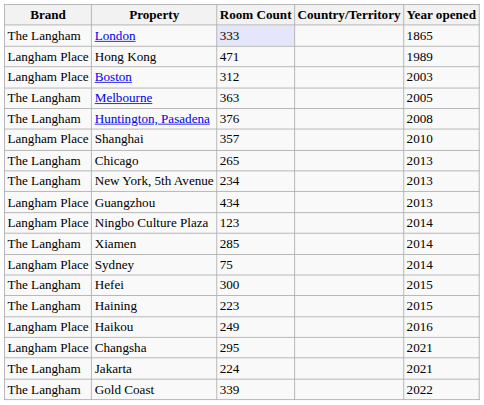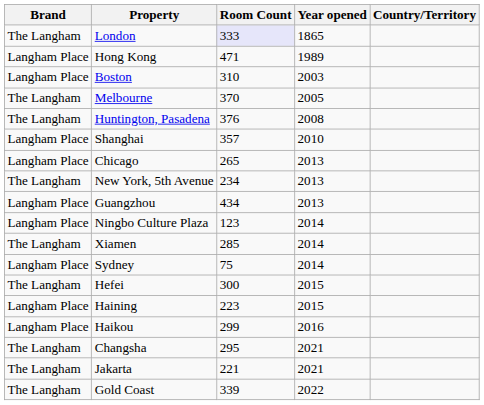columns swapped: (349, 14) <-> (441, 14)
(230, 77) 312 -> (230, 77) 310
(230, 98) 363 -> (230, 98) 370
(44, 160) The Langham -> (48, 160) Langham Place
(44, 306) The Langham -> (48, 306) Langham Place
(230, 327) 249 -> (230, 327) 299
(48, 347) Langham Place -> (44, 347) The Langham
(230, 368) 224 -> (230, 368) 221
